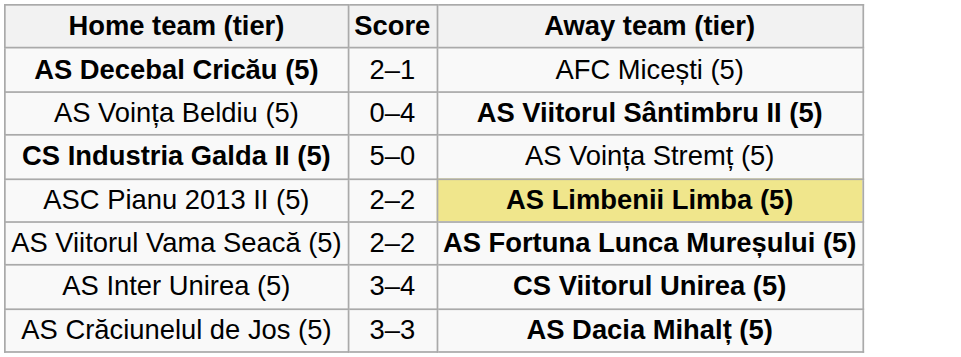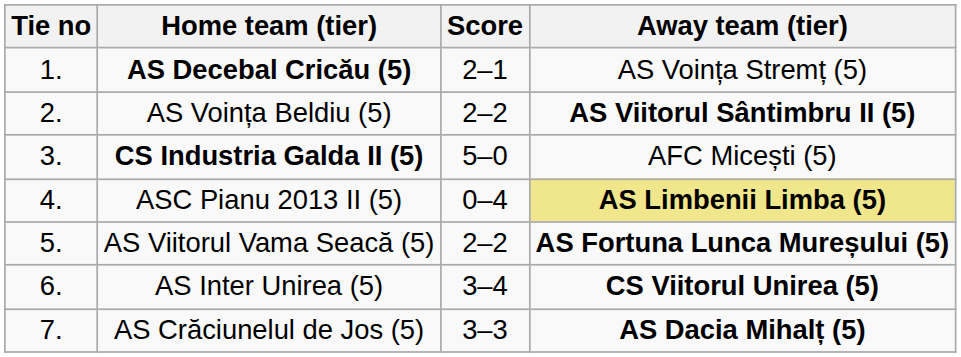+ column: (51, 26)
(650, 69) AFC Micești (5) -> (742, 69) AS Voința Stremț (5)
(392, 112) 0–4 -> (485, 112) 2–2
(650, 156) AS Voința Stremț (5) -> (742, 156) AFC Micești (5)
(392, 199) 2–2 -> (485, 199) 0–4
